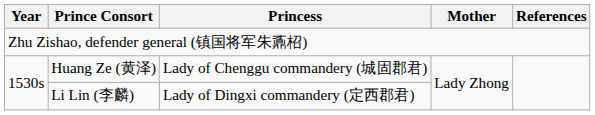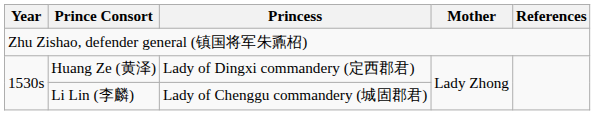(295, 68) Lady of Chenggu commandery (城固郡君) -> (289, 68) Lady of Dingxi commandery (定西郡君)
(289, 95) Lady of Dingxi commandery (定西郡君) -> (295, 95) Lady of Chenggu commandery (城固郡君)
